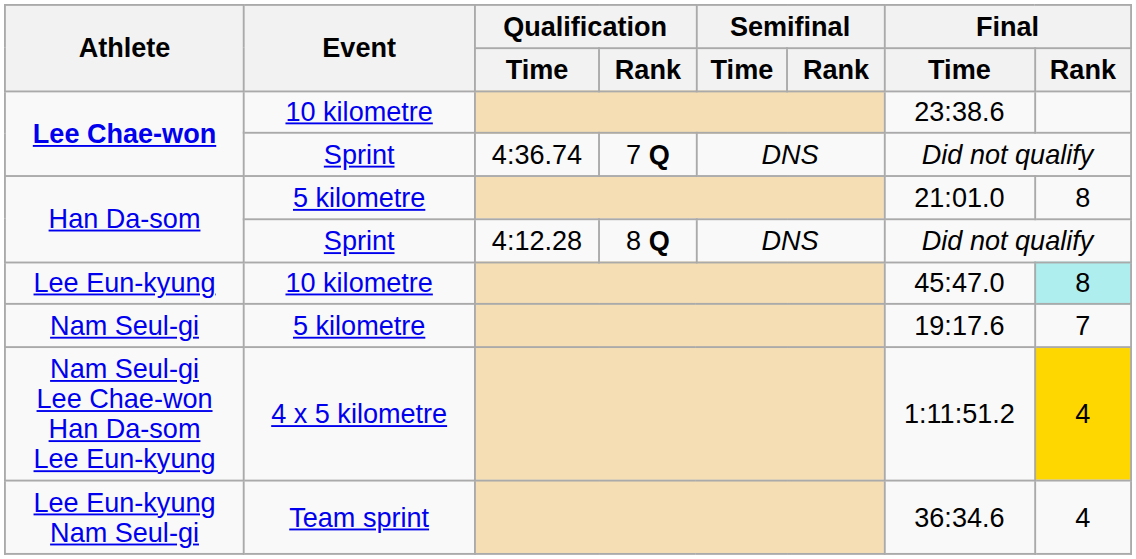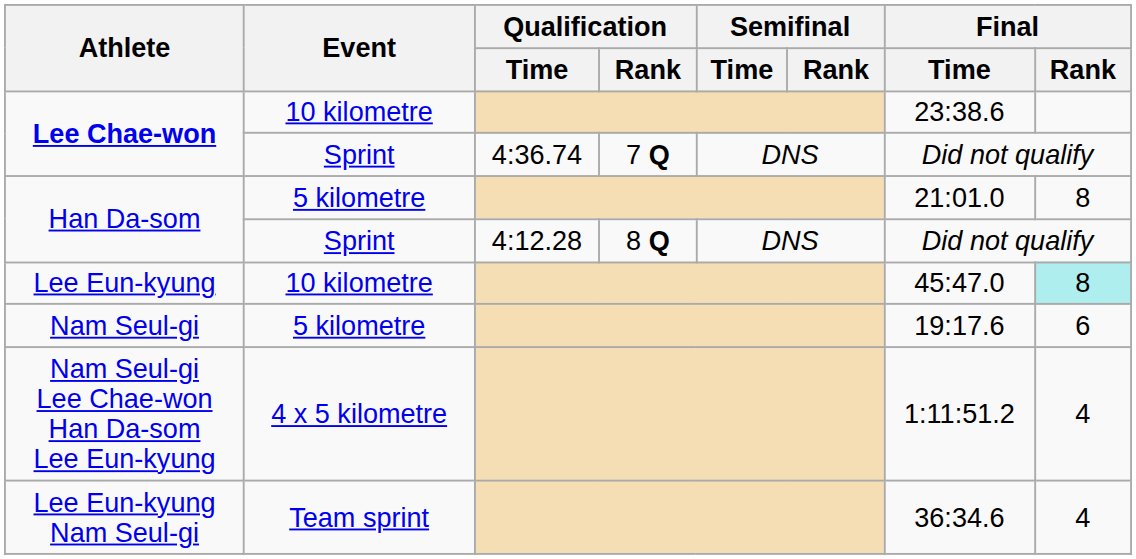(1083, 326) 7 -> (1083, 326) 6
(1083, 414) gold background -> (1083, 414) no background
